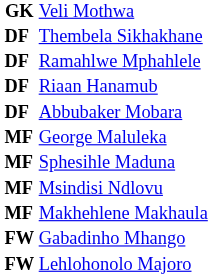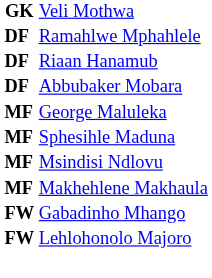- row: (121, 36)
